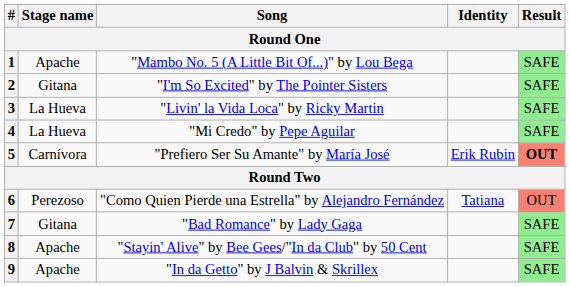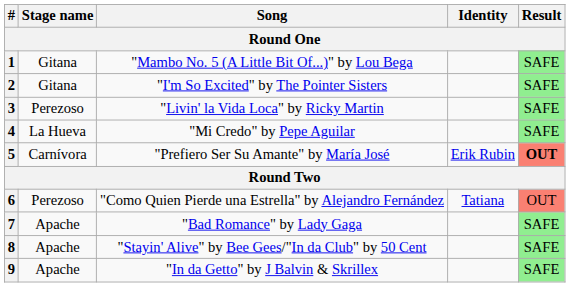(58, 62) Apache -> (58, 62) Gitana
(58, 108) La Hueva -> (58, 108) Perezoso
(58, 223) Gitana -> (58, 223) Apache
